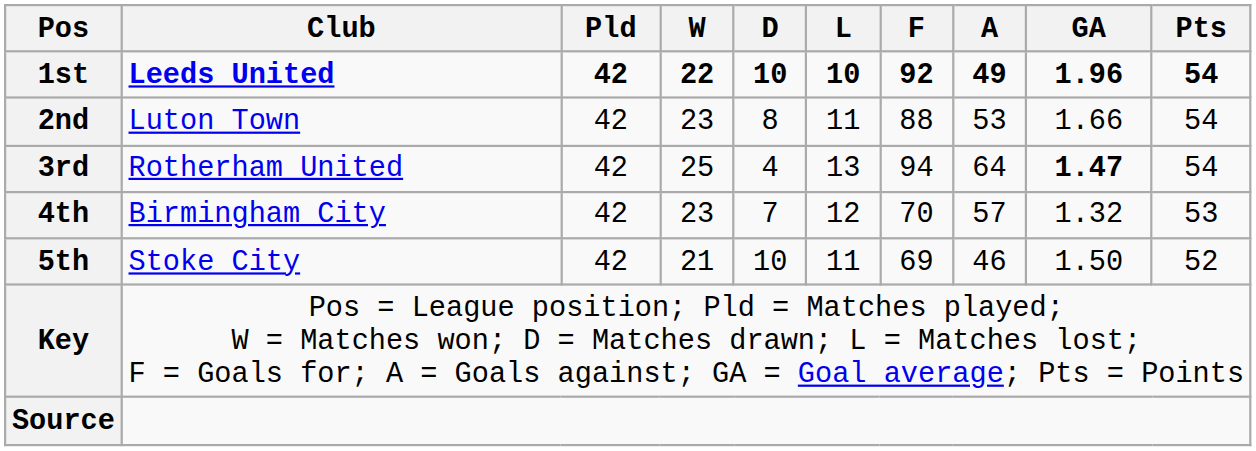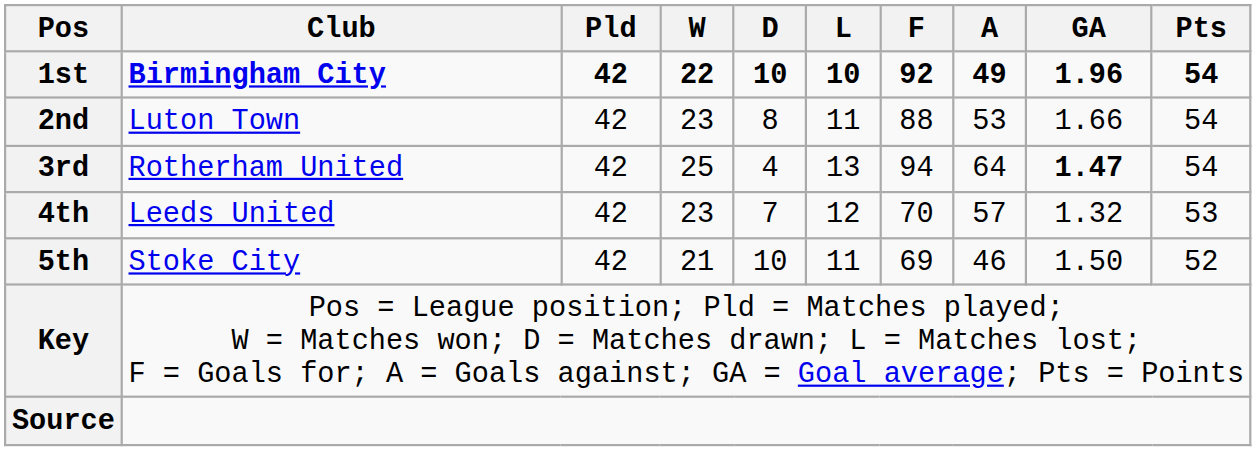(231, 75) Leeds United -> (257, 75) Birmingham City
(257, 215) Birmingham City -> (231, 215) Leeds United
